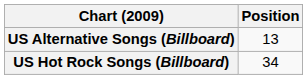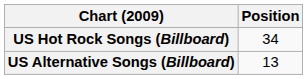rows swapped: (121, 39) <-> (121, 62)
